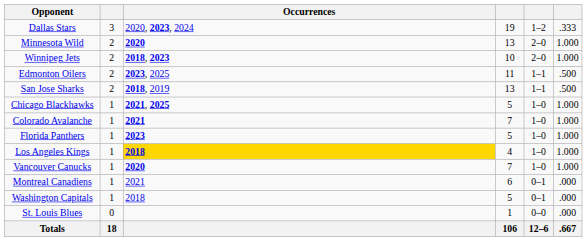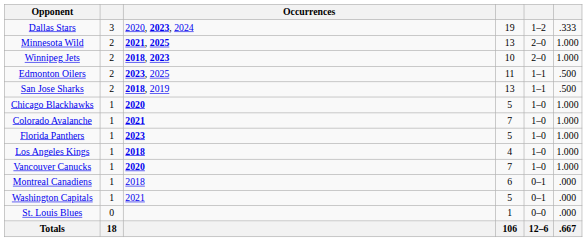(135, 43) 2020 -> (147, 43) 2021, 2025
(147, 105) 2021, 2025 -> (135, 105) 2020
(135, 151) gold background -> (135, 151) no background
(135, 182) 2021 -> (135, 182) 2018
(135, 197) 2018 -> (135, 197) 2021
